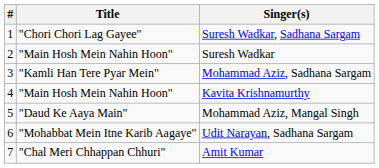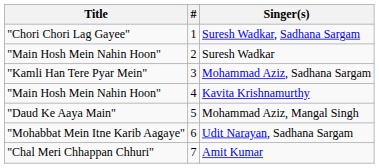columns swapped: (10, 14) <-> (108, 14)
